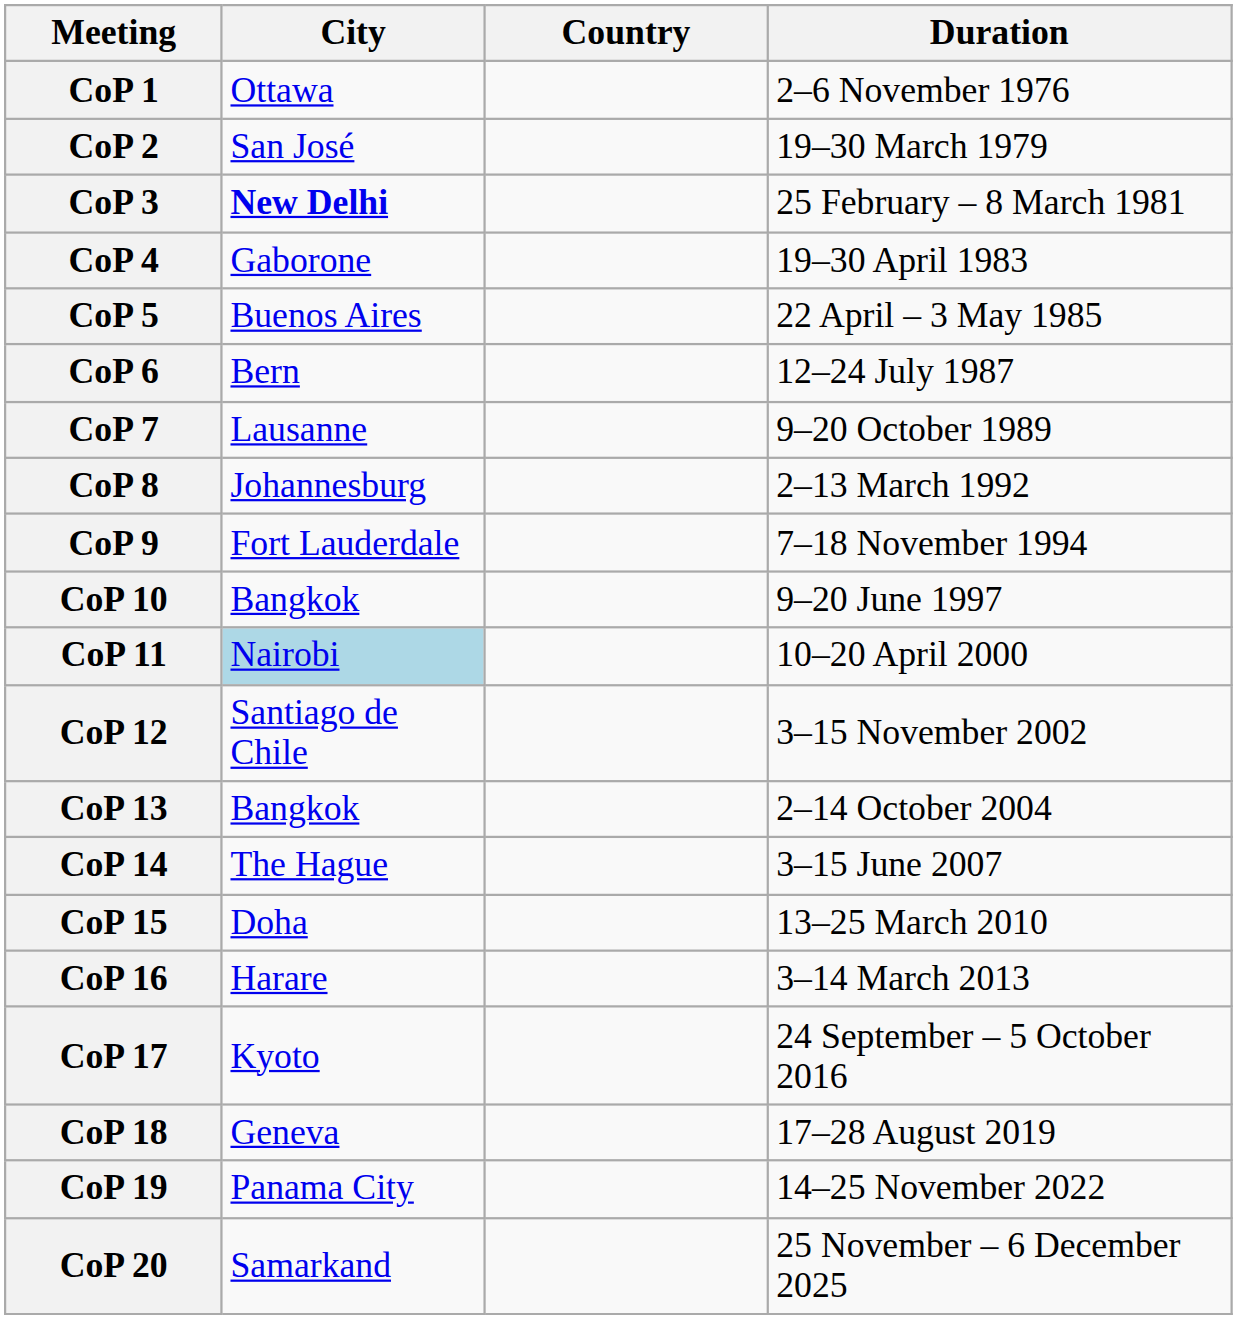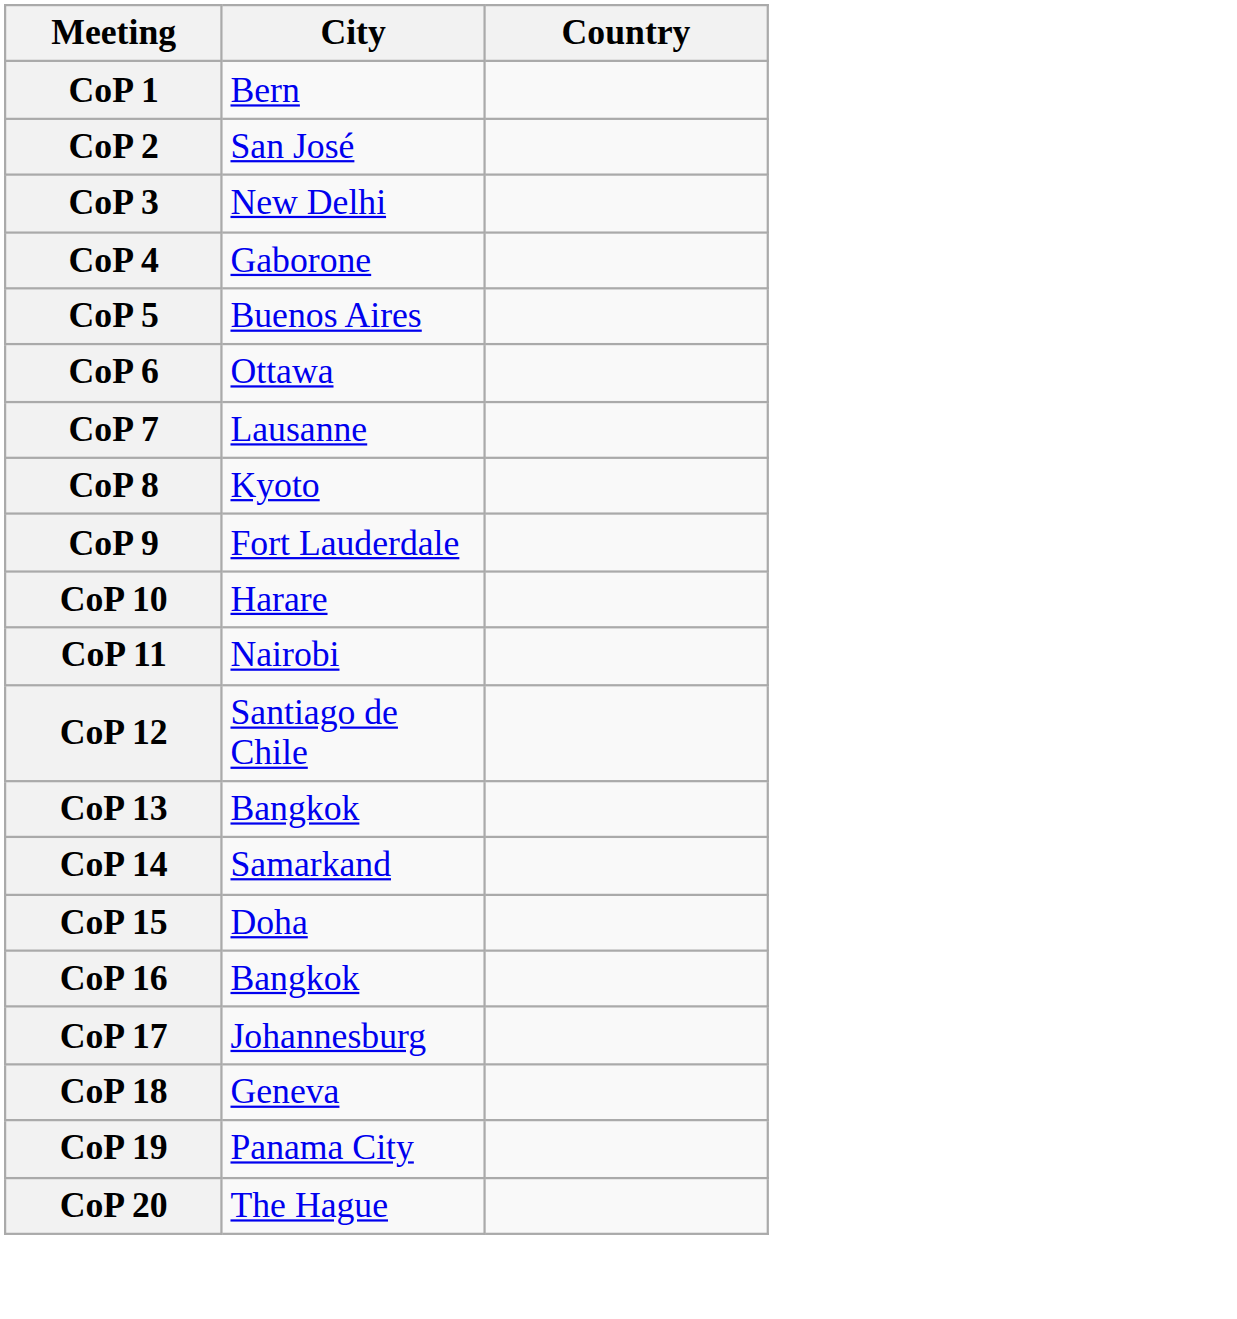- column: (999, 32)
(282, 89) Ottawa -> (265, 89) Bern
(309, 202) bold -> (308, 202) normal
(265, 372) Bern -> (282, 372) Ottawa
(328, 485) Johannesburg -> (275, 485) Kyoto
(295, 598) Bangkok -> (279, 598) Harare
(285, 655) lightblue background -> (285, 655) no background
(309, 865) The Hague -> (311, 865) Samarkand
(279, 978) Harare -> (295, 978) Bangkok
(275, 1054) Kyoto -> (328, 1034) Johannesburg
(311, 1264) Samarkand -> (309, 1204) The Hague
